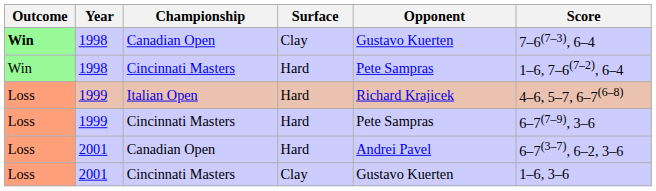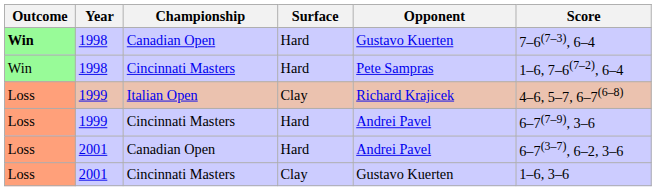(294, 40) Clay -> (295, 40) Hard
(295, 94) Hard -> (294, 94) Clay
(395, 121) Pete Sampras -> (394, 121) Andrei Pavel
